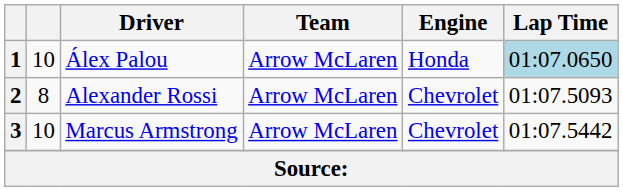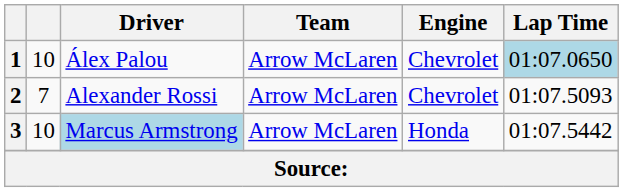(439, 58) Honda -> (453, 58) Chevrolet
(43, 95) 8 -> (43, 95) 7
(152, 131) no background -> (152, 131) lightblue background
(453, 131) Chevrolet -> (439, 131) Honda
